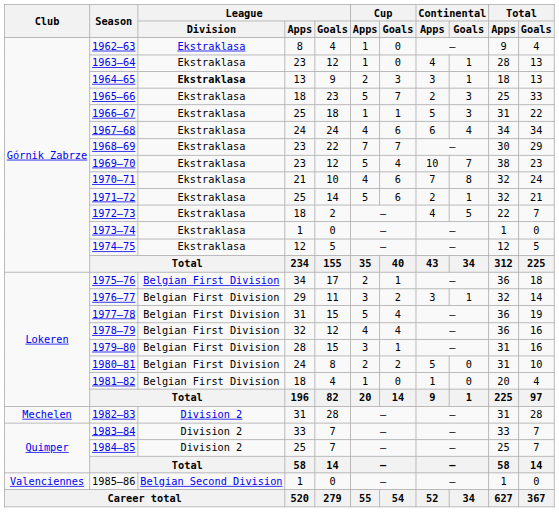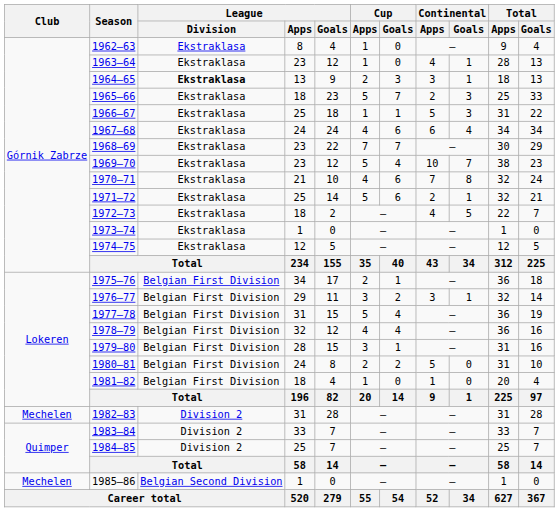(47, 481) Valenciennes -> (47, 481) Mechelen
